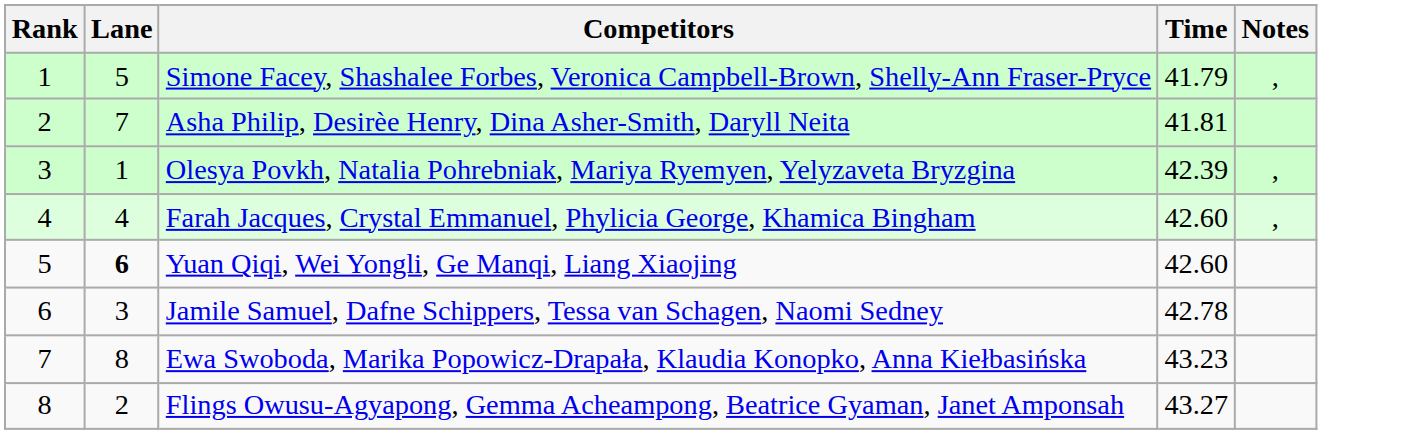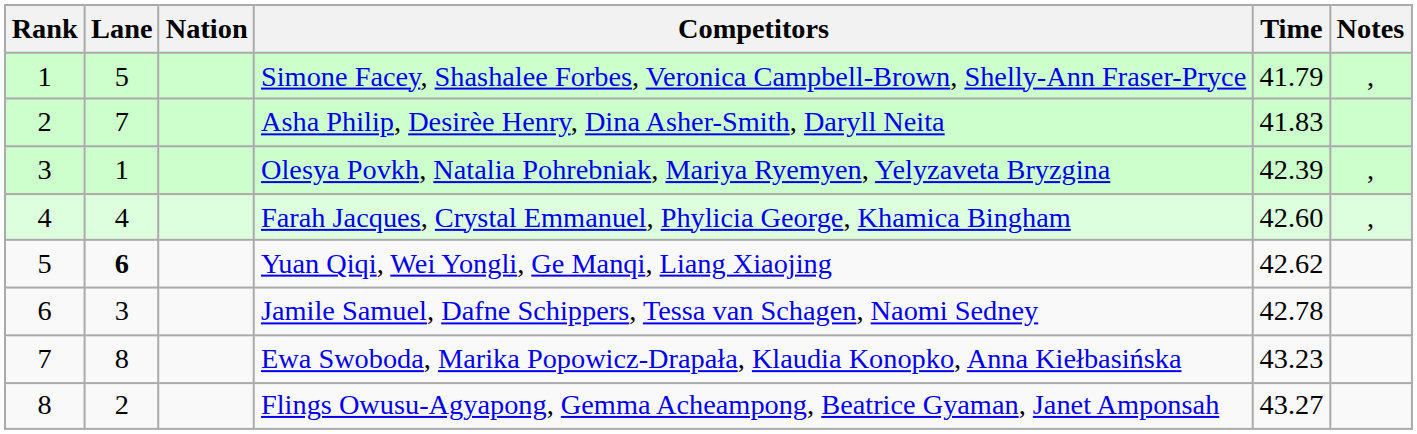+ column: (207, 28)
(1196, 122) 41.81 -> (1291, 122) 41.83
(1196, 263) 42.60 -> (1291, 263) 42.62
